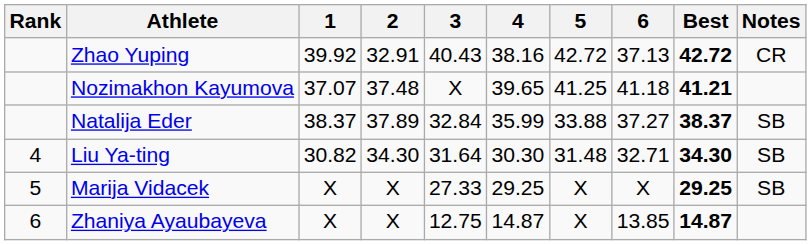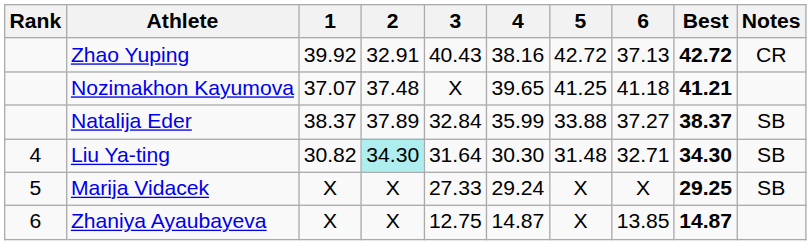(393, 155) no background -> (393, 155) paleturquoise background
(518, 188) 29.25 -> (518, 188) 29.24
